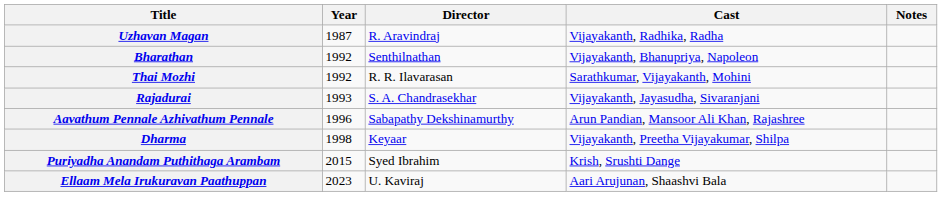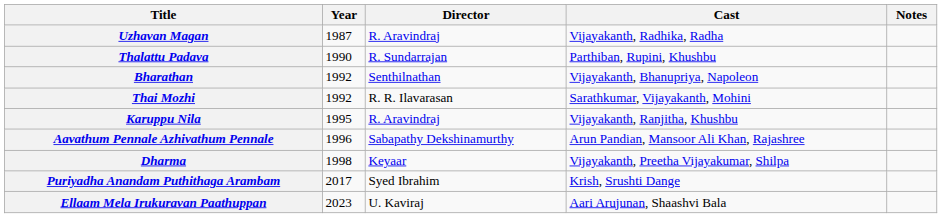+ row: (163, 56)
- row: (163, 98)
+ row: (163, 118)
(339, 160) 2015 -> (339, 181) 2017
